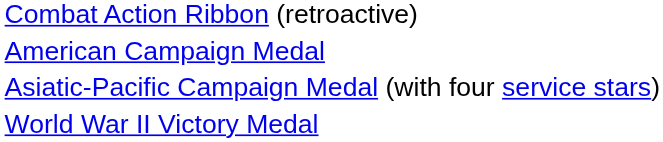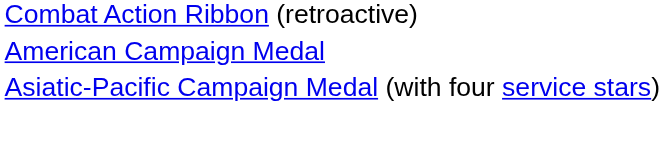- row: (162, 124)
